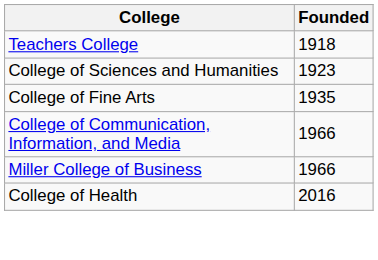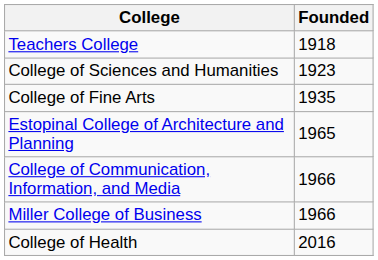+ row: (146, 133)
